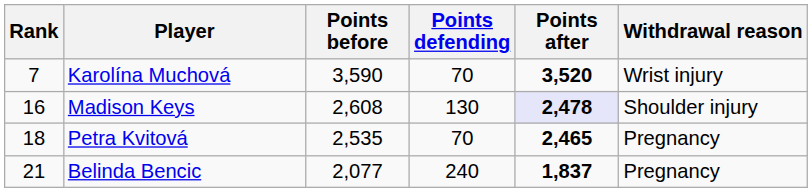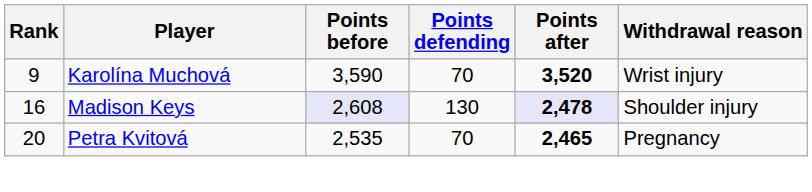(34, 75) 7 -> (34, 75) 9
(357, 107) no background -> (357, 107) lavender background
(34, 139) 18 -> (34, 139) 20
- row: (135, 171)
